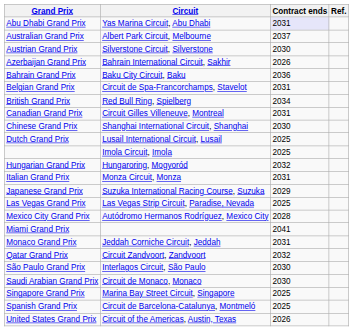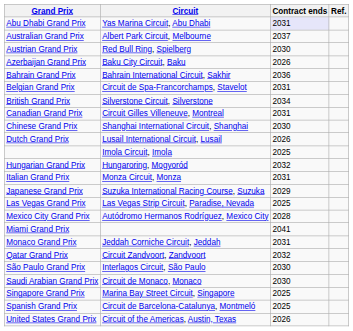(157, 49) Silverstone Circuit, Silverstone -> (147, 49) Red Bull Ring, Spielberg
(166, 62) Bahrain International Circuit, Sakhir -> (144, 62) Baku City Circuit, Baku
(144, 75) Baku City Circuit, Baku -> (166, 75) Bahrain International Circuit, Sakhir
(147, 100) Red Bull Ring, Spielberg -> (157, 100) Silverstone Circuit, Silverstone
(281, 139) 2025 -> (281, 139) 2026
